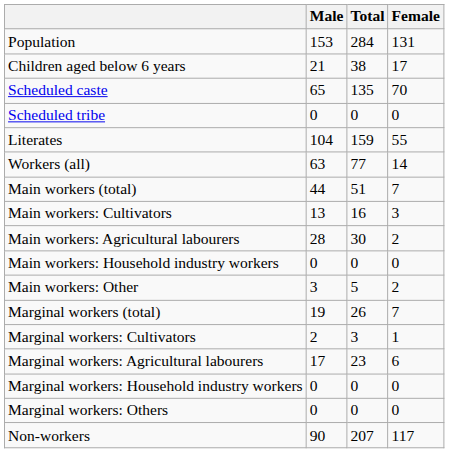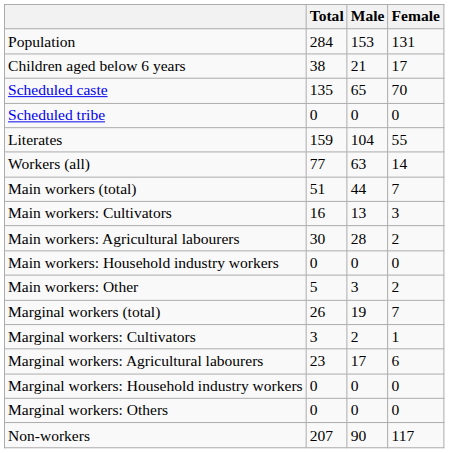columns swapped: (367, 16) <-> (327, 16)
